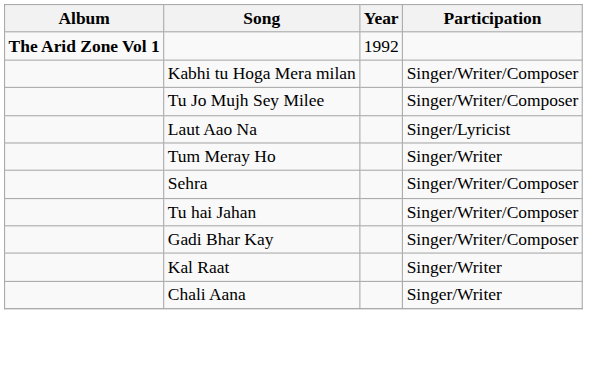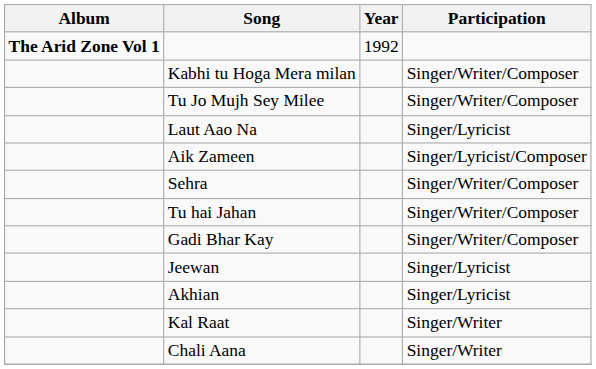+ row: (211, 156)
- row: (222, 156)
+ row: (193, 267)
+ row: (193, 294)
